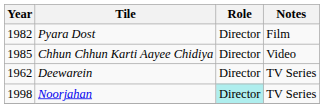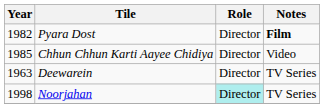(278, 34) normal -> (279, 34) bold
(20, 73) 1962 -> (20, 73) 1963
